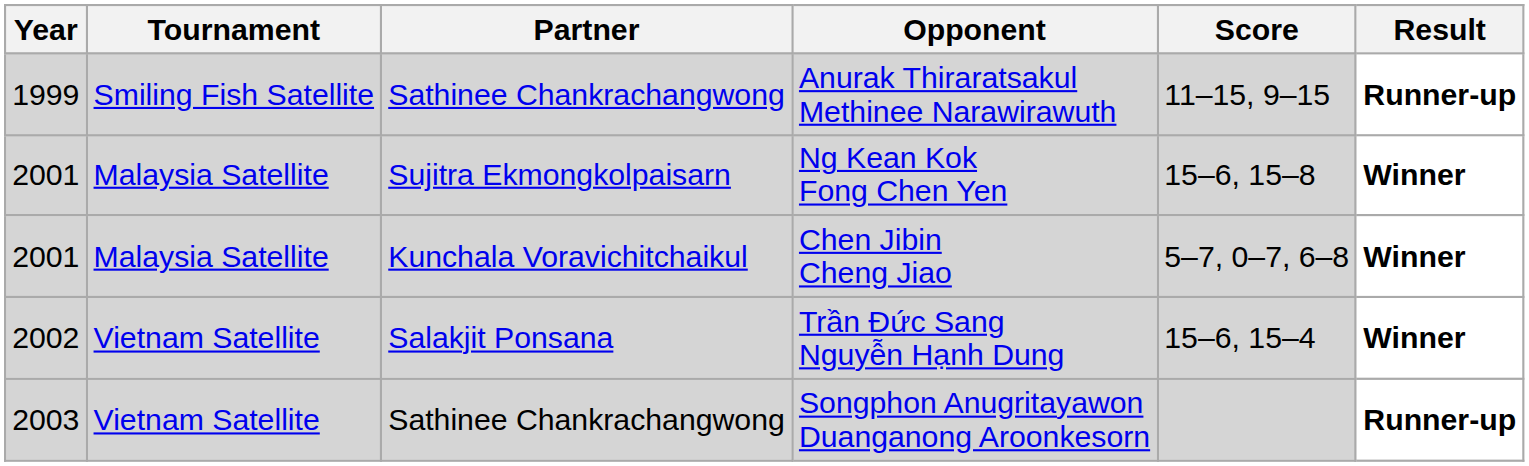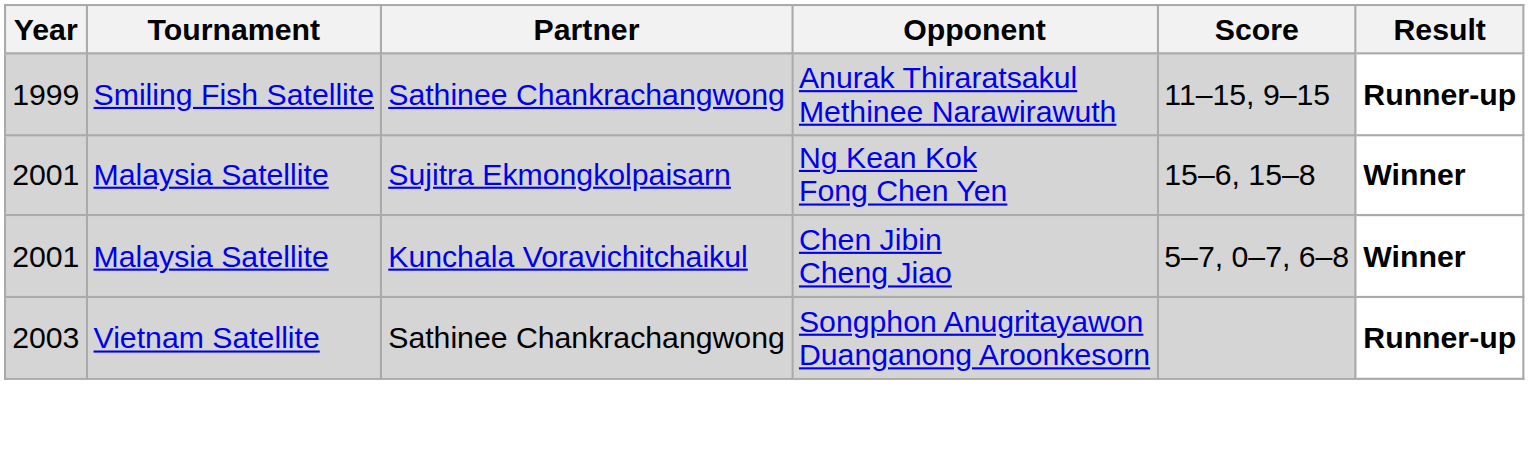- row: (932, 338)
